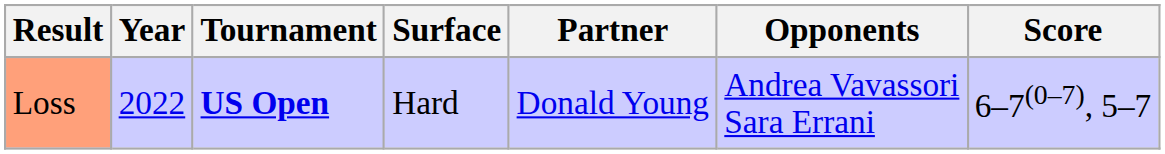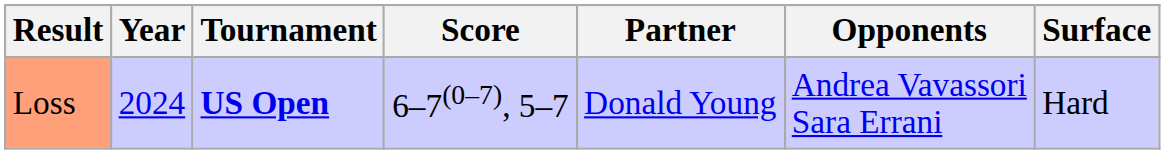columns swapped: (447, 30) <-> (1063, 30)
(152, 102) 2022 -> (152, 102) 2024
